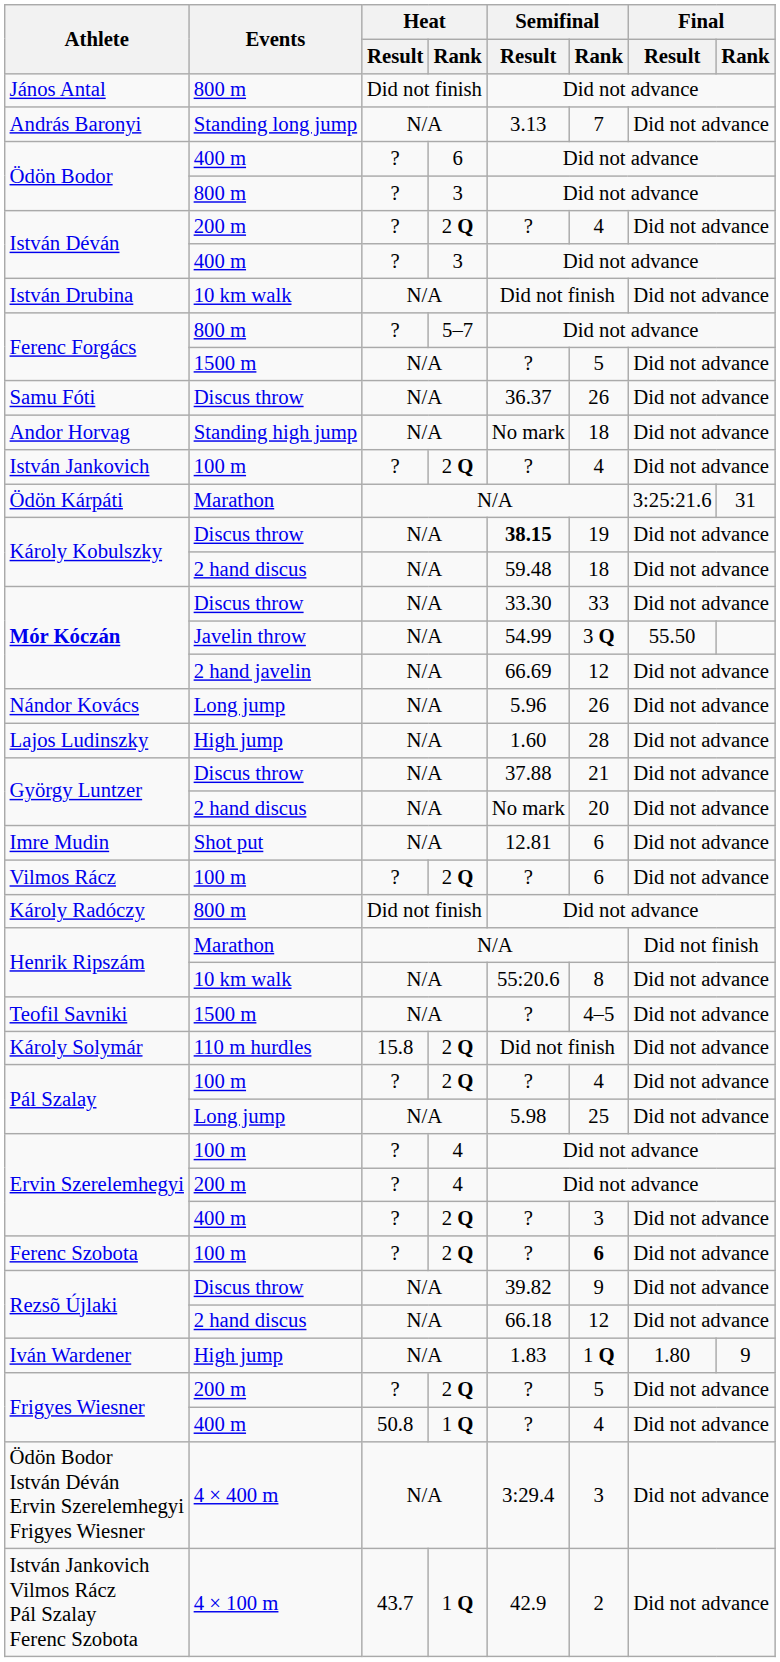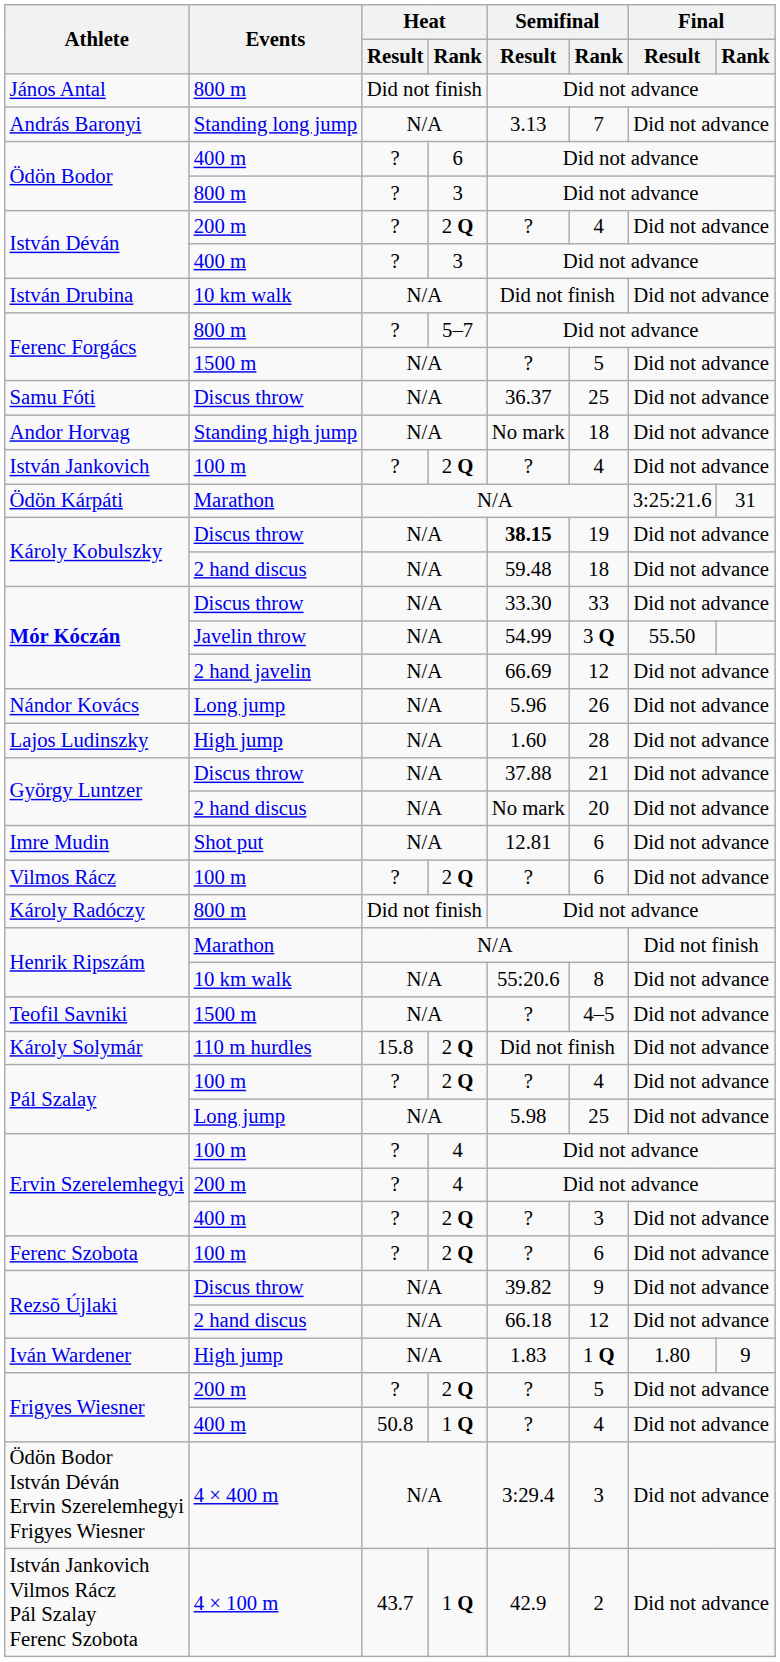(599, 398) 26 -> (599, 398) 25
(599, 1253) bold -> (599, 1253) normal
